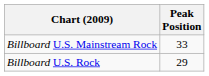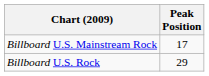(182, 44) 33 -> (182, 44) 17
